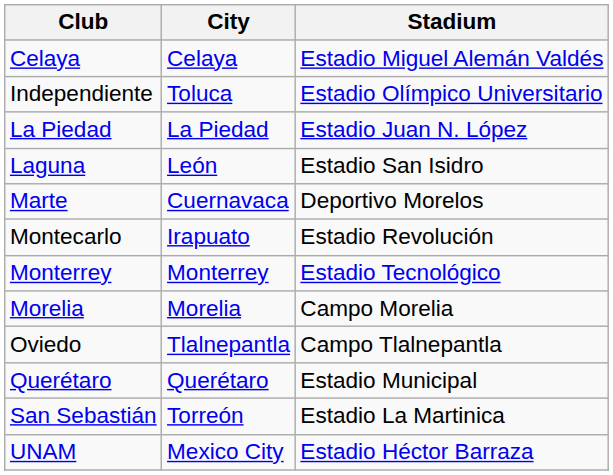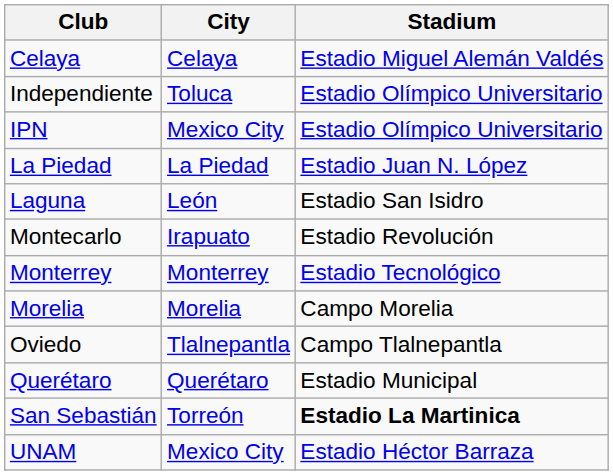+ row: (29, 129)
- row: (39, 201)
(403, 415) normal -> (410, 415) bold
